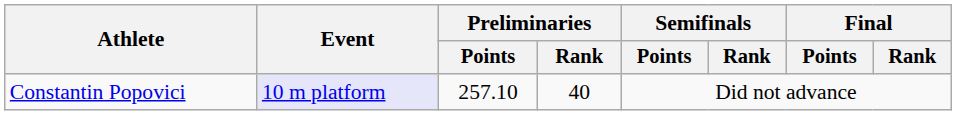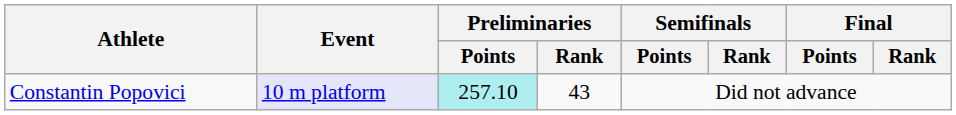(488, 92) no background -> (488, 92) paleturquoise background
(579, 92) 40 -> (579, 92) 43
